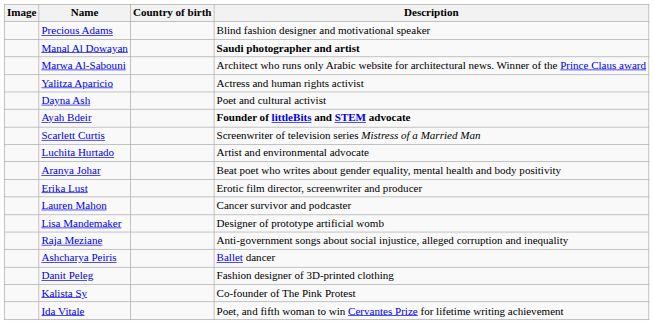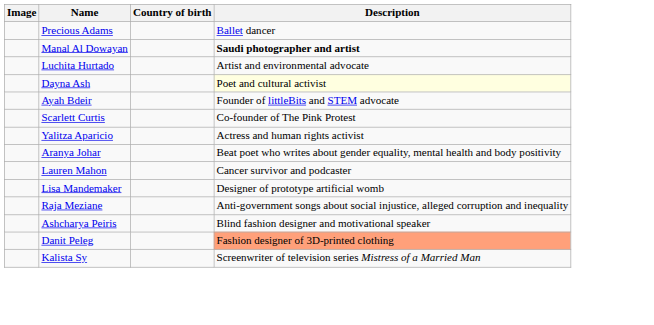(323, 30) Blind fashion designer and motivational speaker -> (246, 30) Ballet dancer
- row: (84, 65)
rows swapped: (77, 83) <-> (78, 153)
(271, 100) no background -> (271, 83) lightyellow background
(314, 118) bold -> (308, 100) normal
(349, 135) Screenwriter of television series Mistress of a Married Man -> (286, 118) Co-founder of The Pink Protest
- row: (65, 188)
(246, 258) Ballet dancer -> (323, 223) Blind fashion designer and motivational speaker
(305, 275) no background -> (305, 240) lightsalmon background
(286, 293) Co-founder of The Pink Protest -> (349, 258) Screenwriter of television series Mistress of a Married Man
- row: (63, 310)
